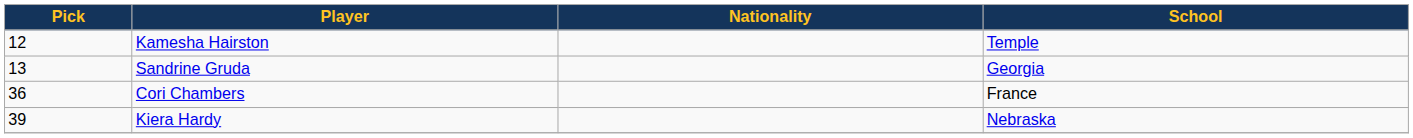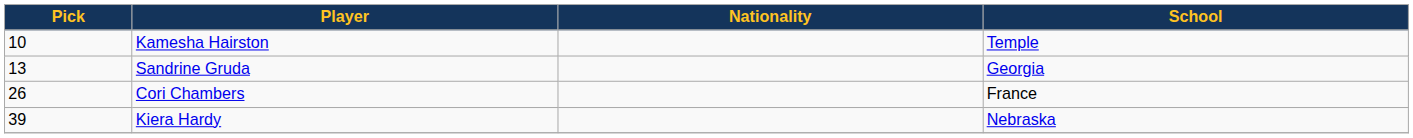(17, 42) 12 -> (17, 42) 10
(17, 94) 36 -> (17, 94) 26
